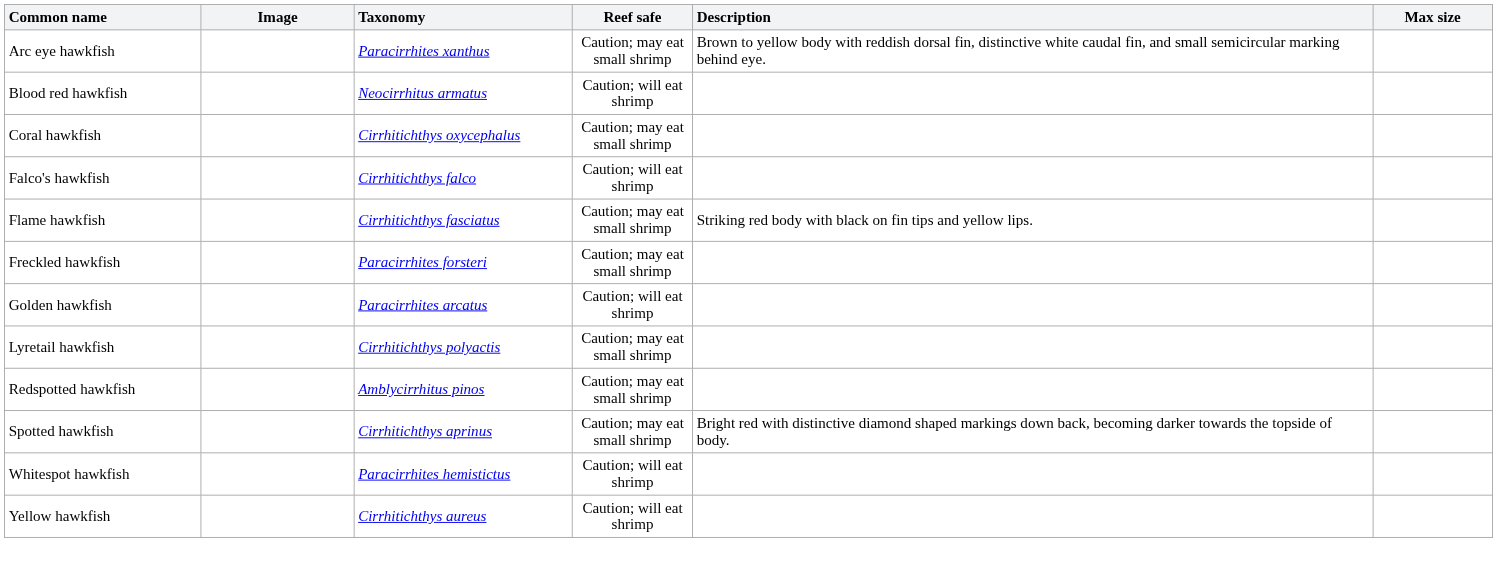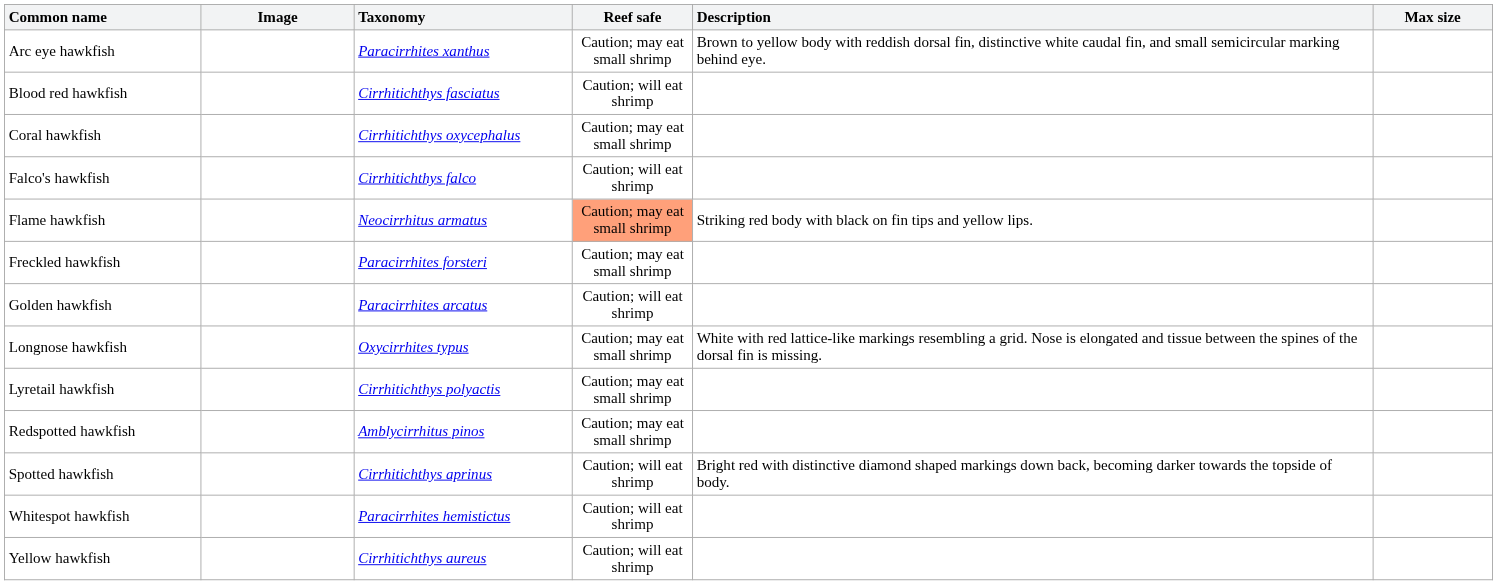(423, 93) Neocirrhitus armatus -> (429, 93) Cirrhitichthys fasciatus
(429, 220) Cirrhitichthys fasciatus -> (423, 220) Neocirrhitus armatus
(633, 220) no background -> (633, 220) lightsalmon background
+ row: (68, 347)
(633, 431) Caution; may eat small shrimp -> (633, 474) Caution; will eat shrimp
